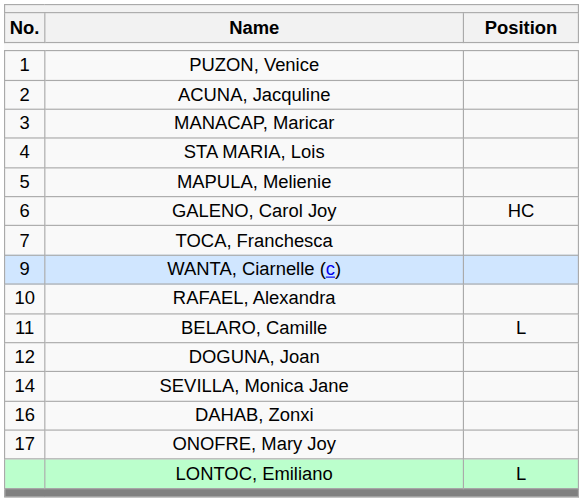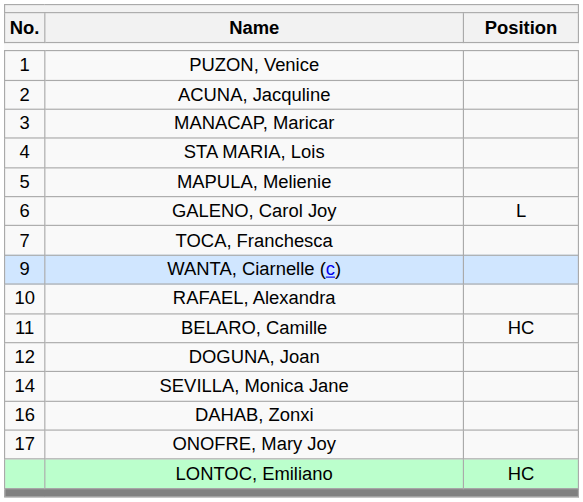(521, 211) HC -> (521, 211) L
(521, 327) L -> (521, 327) HC
(521, 473) L -> (521, 473) HC
